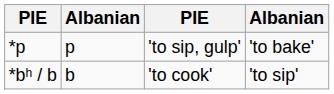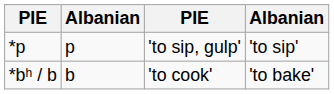(282, 46) 'to bake' -> (274, 46) 'to sip'
(274, 74) 'to sip' -> (282, 74) 'to bake'
